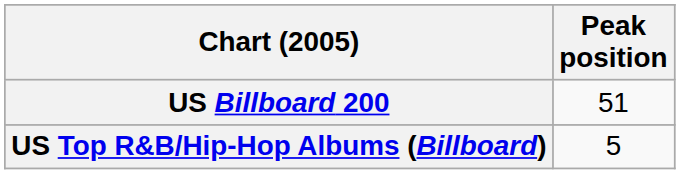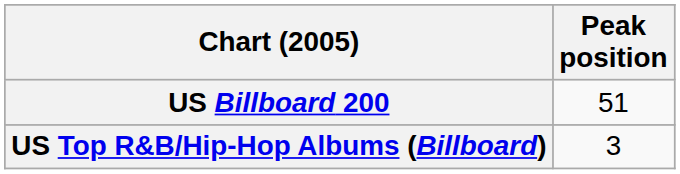(613, 146) 5 -> (613, 146) 3
